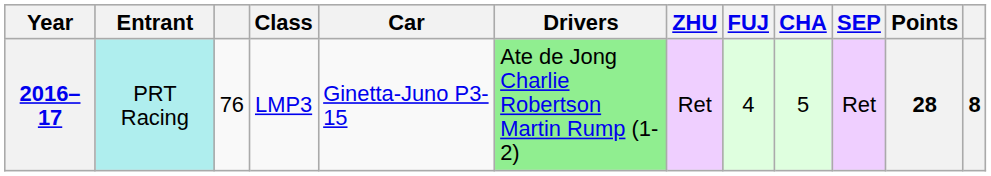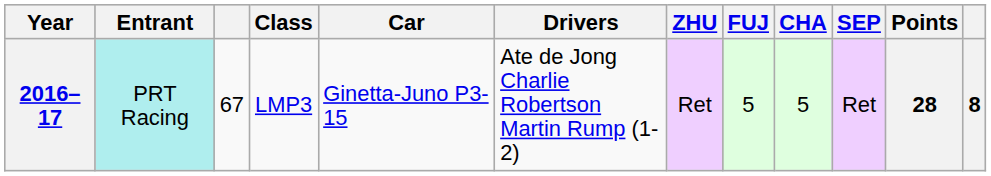(232, 104) 76 -> (232, 104) 67
(579, 104) lightgreen background -> (579, 104) no background
(748, 104) 4 -> (748, 104) 5
